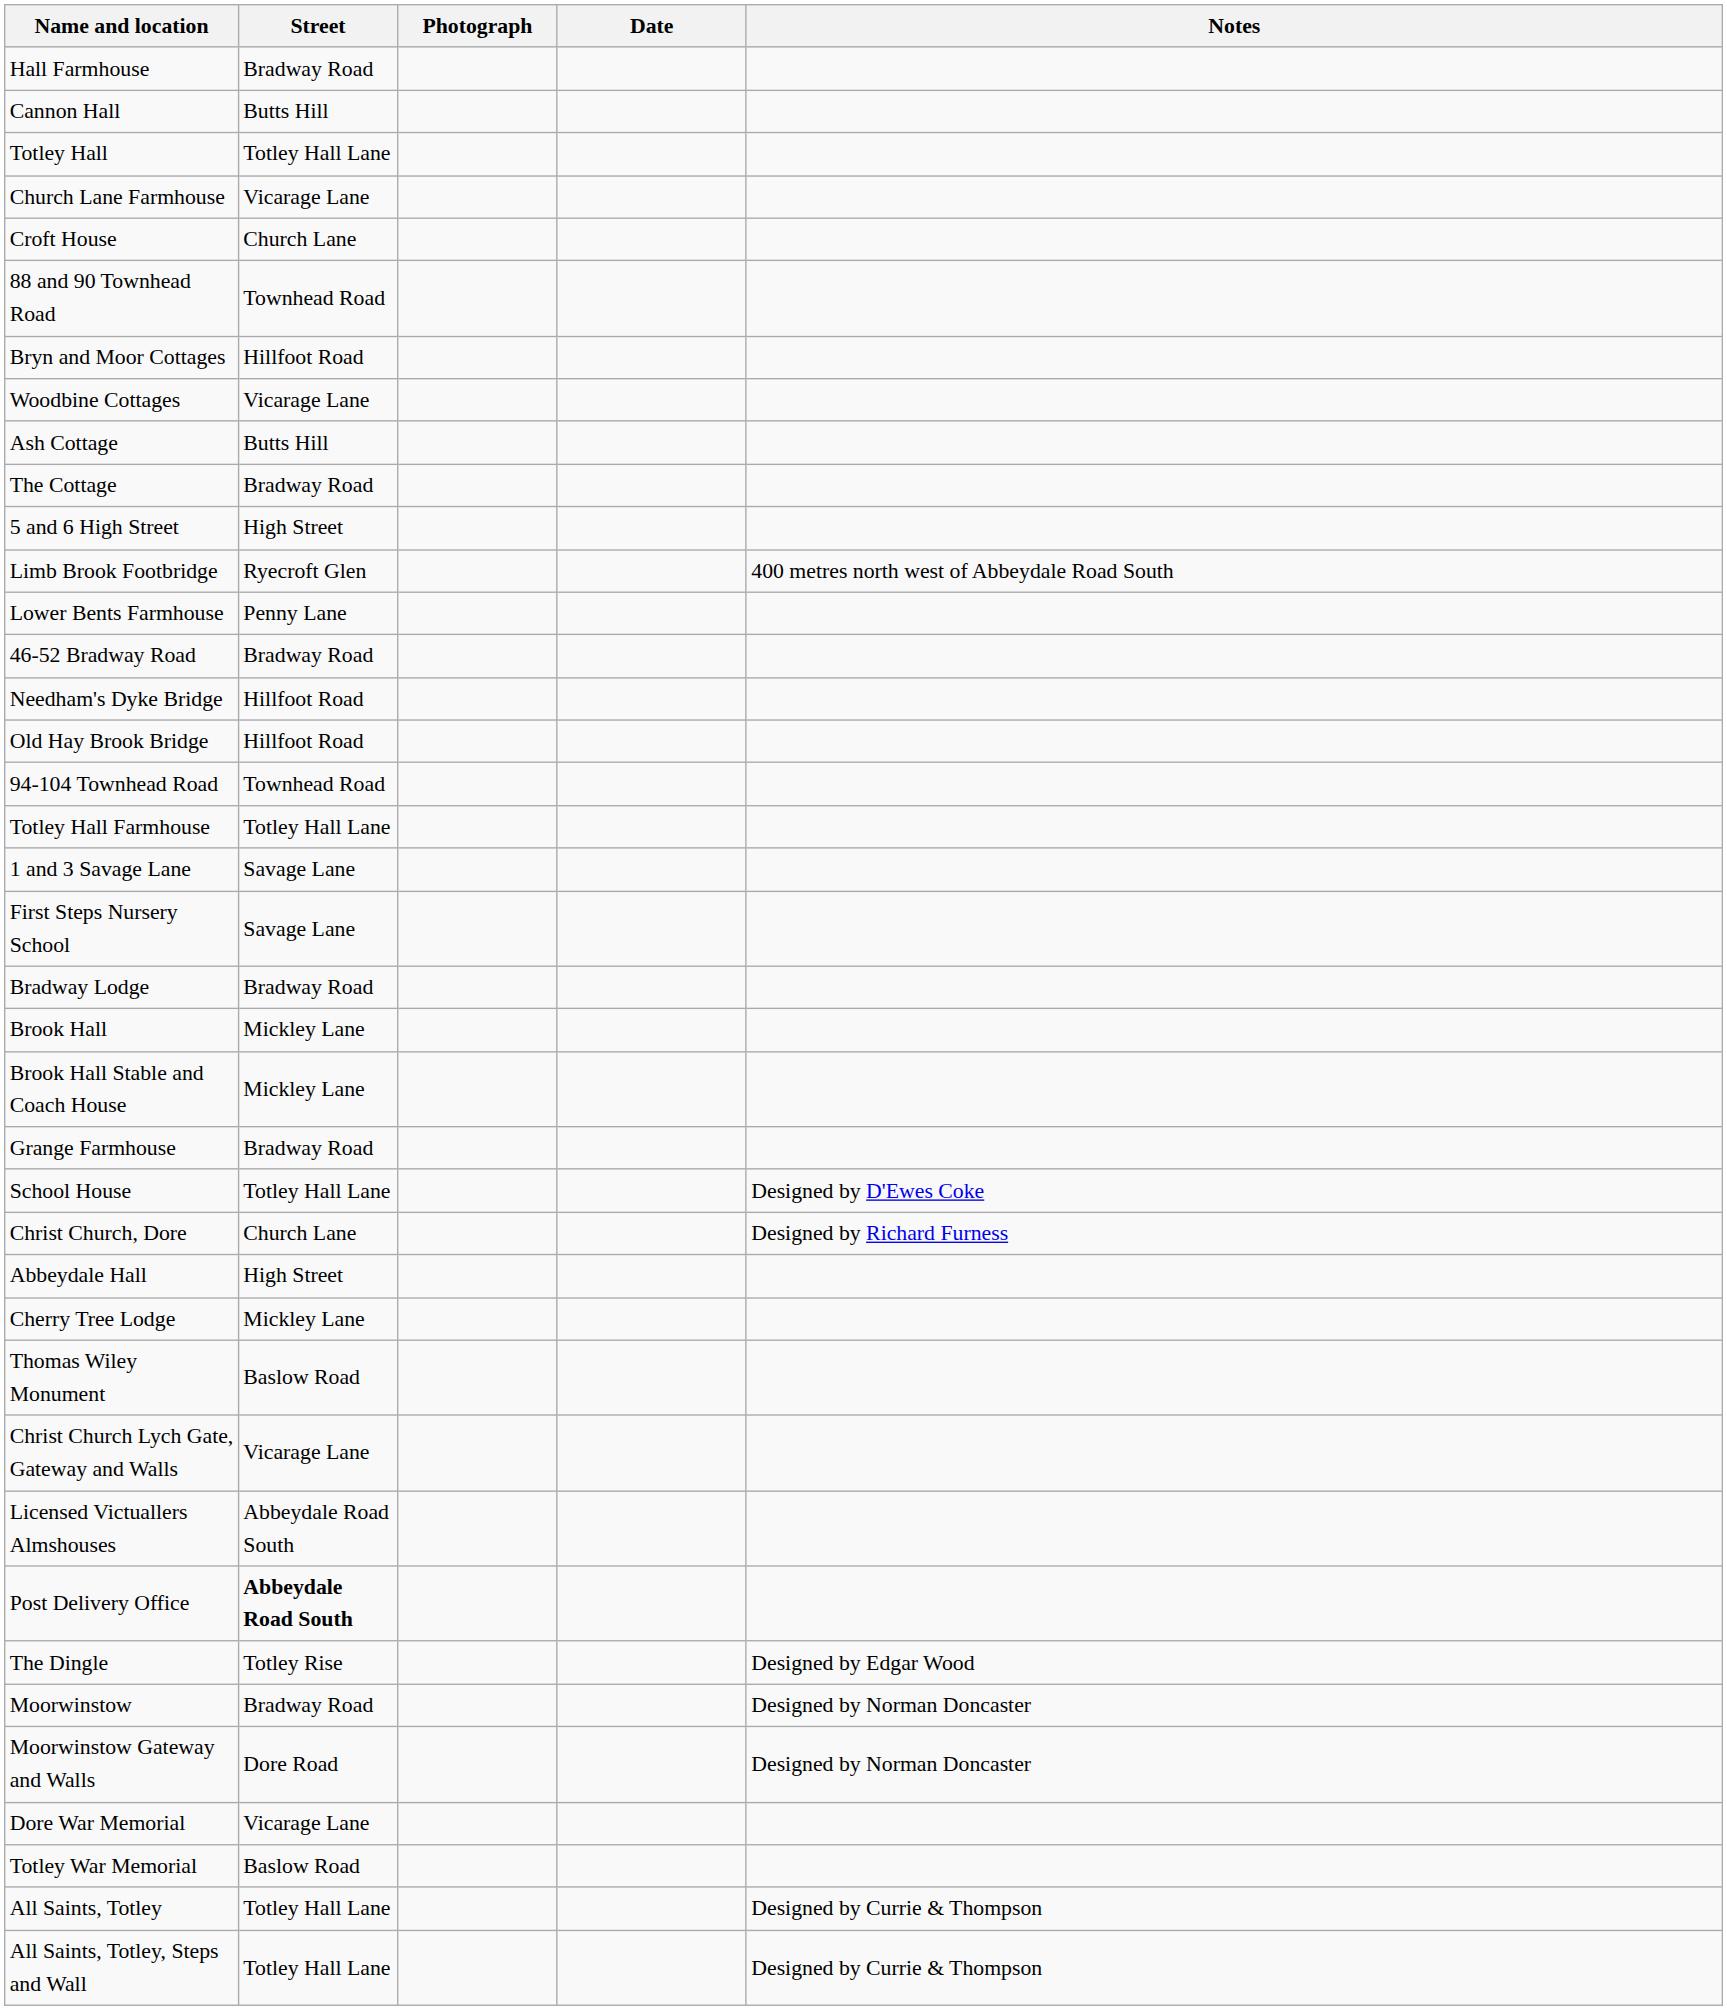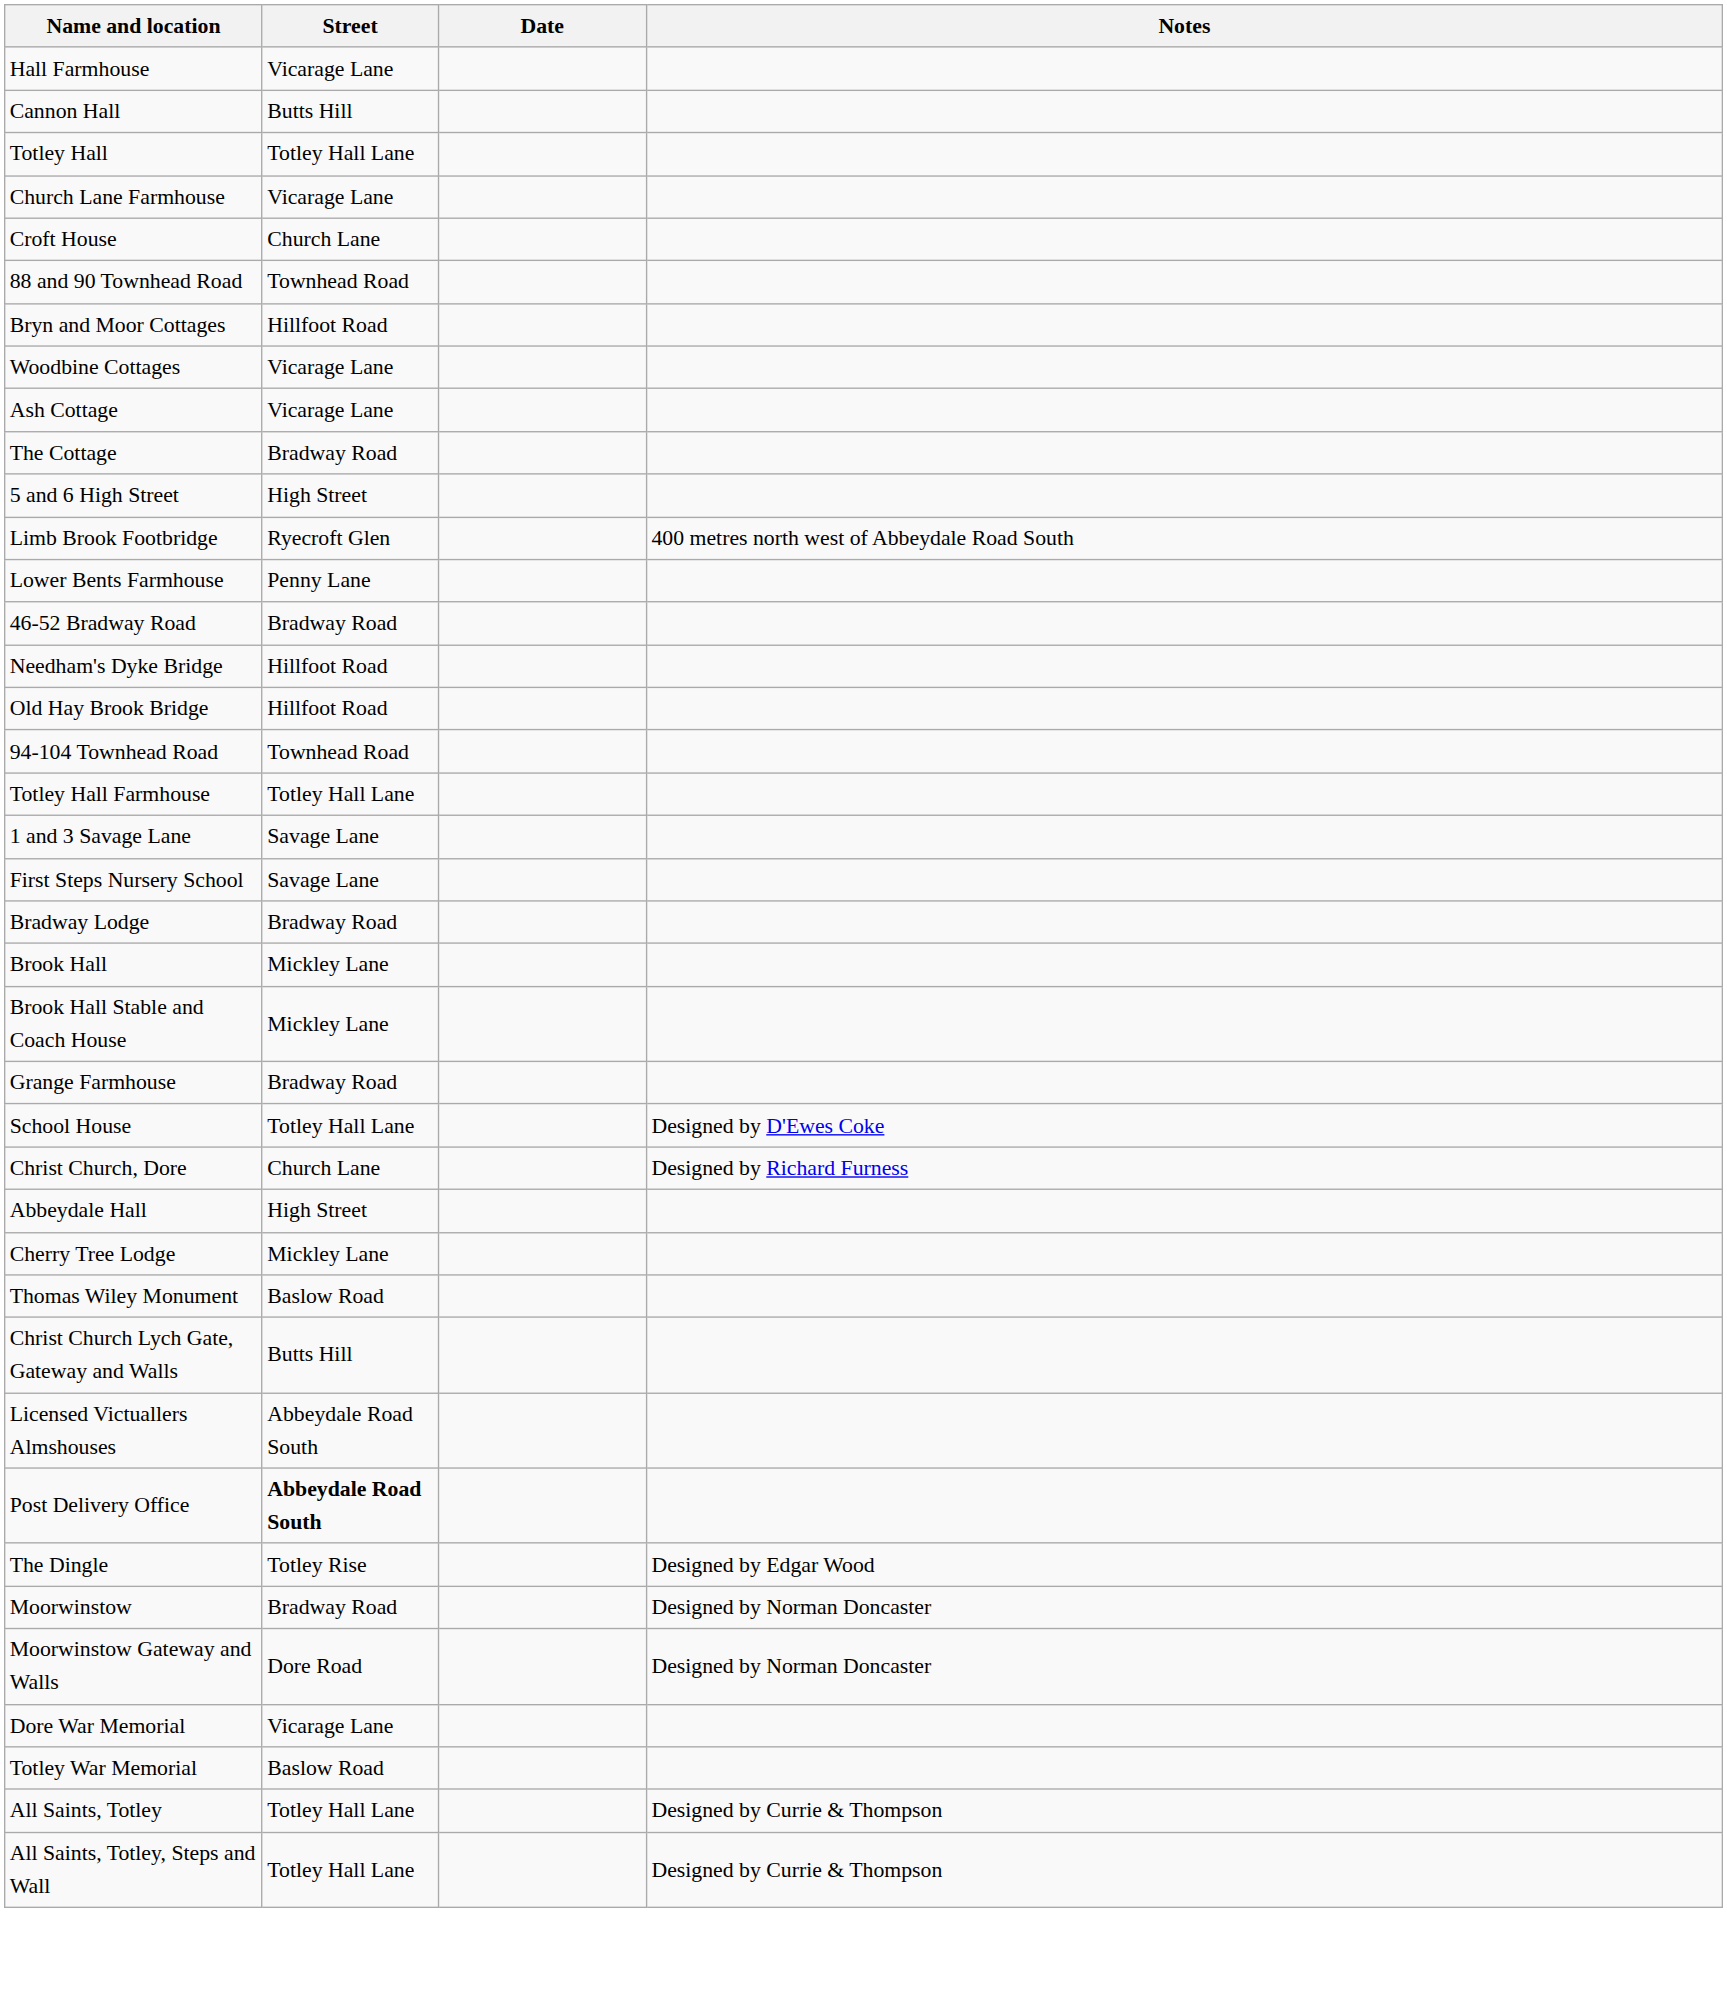- column: (477, 25)
(308, 68) Bradway Road -> (330, 68) Vicarage Lane
(286, 442) Butts Hill -> (330, 409) Vicarage Lane
(306, 1452) Vicarage Lane -> (310, 1354) Butts Hill
